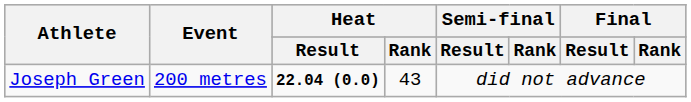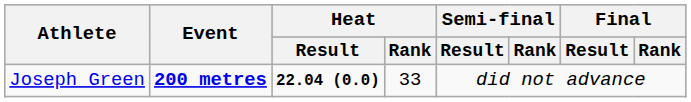(210, 80) normal -> (210, 80) bold
(410, 80) 43 -> (410, 80) 33
